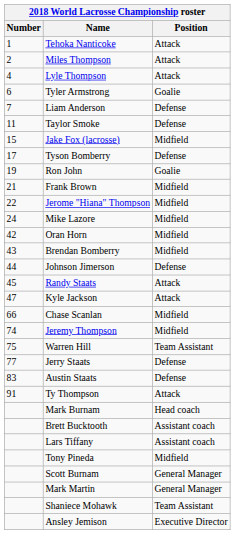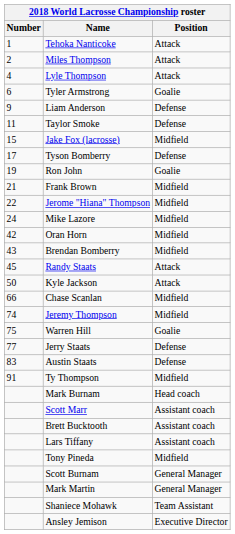(9, 108) 7 -> (9, 108) 9
- row: (80, 267)
(11, 299) 47 -> (11, 283) 50
(184, 347) Team Assistant -> (167, 331) Goalie
(167, 394) Attack -> (171, 378) Midfield
+ row: (66, 410)
